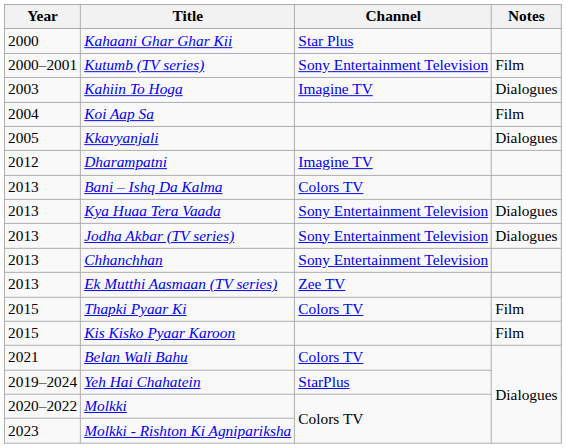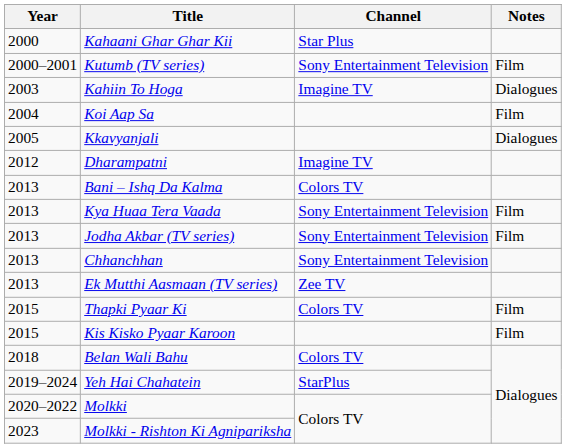(526, 211) Dialogues -> (510, 211) Film
(526, 235) Dialogues -> (510, 235) Film
(23, 357) 2021 -> (23, 357) 2018
